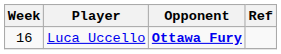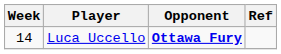(24, 38) 16 -> (24, 38) 14
